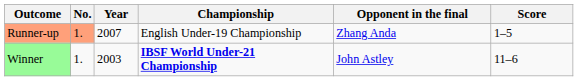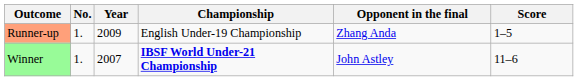(78, 33) lightsalmon background -> (78, 33) no background
(109, 33) 2007 -> (109, 33) 2009
(109, 59) 2003 -> (109, 59) 2007
